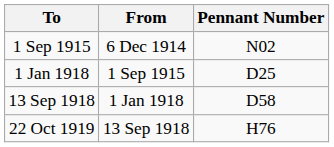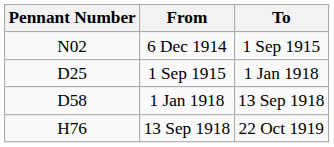columns swapped: (261, 18) <-> (52, 18)
